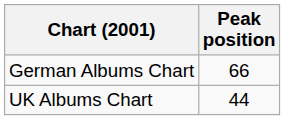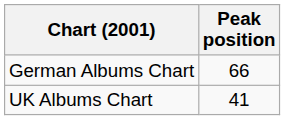(239, 99) 44 -> (239, 99) 41
